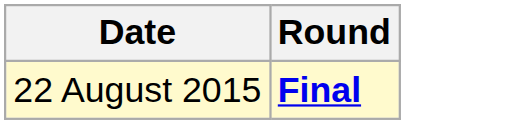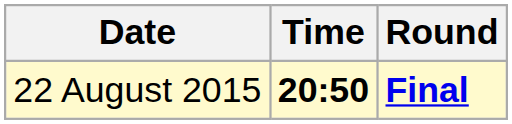+ column: (323, 32)
